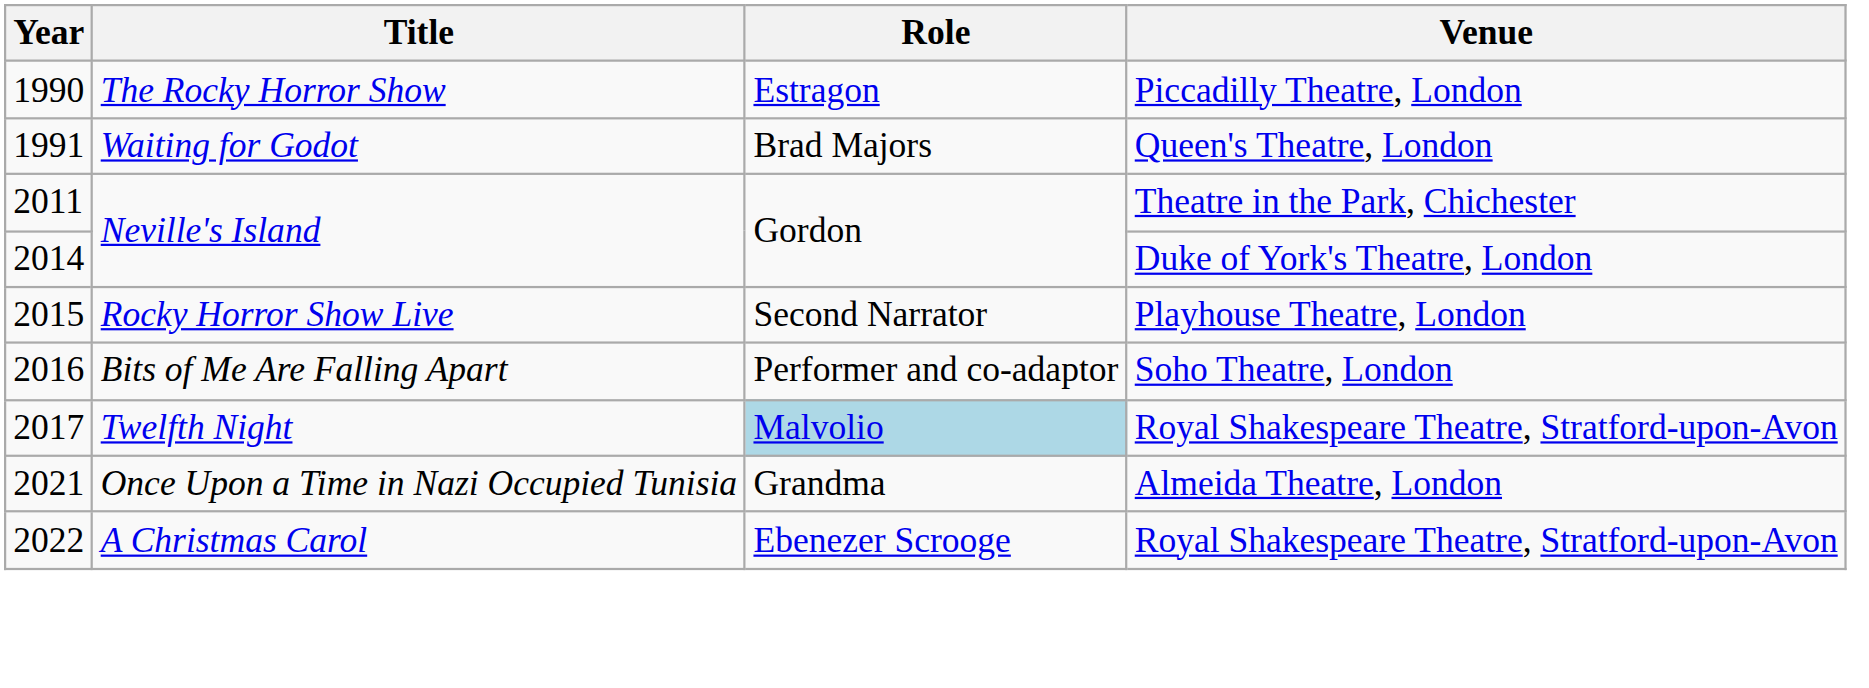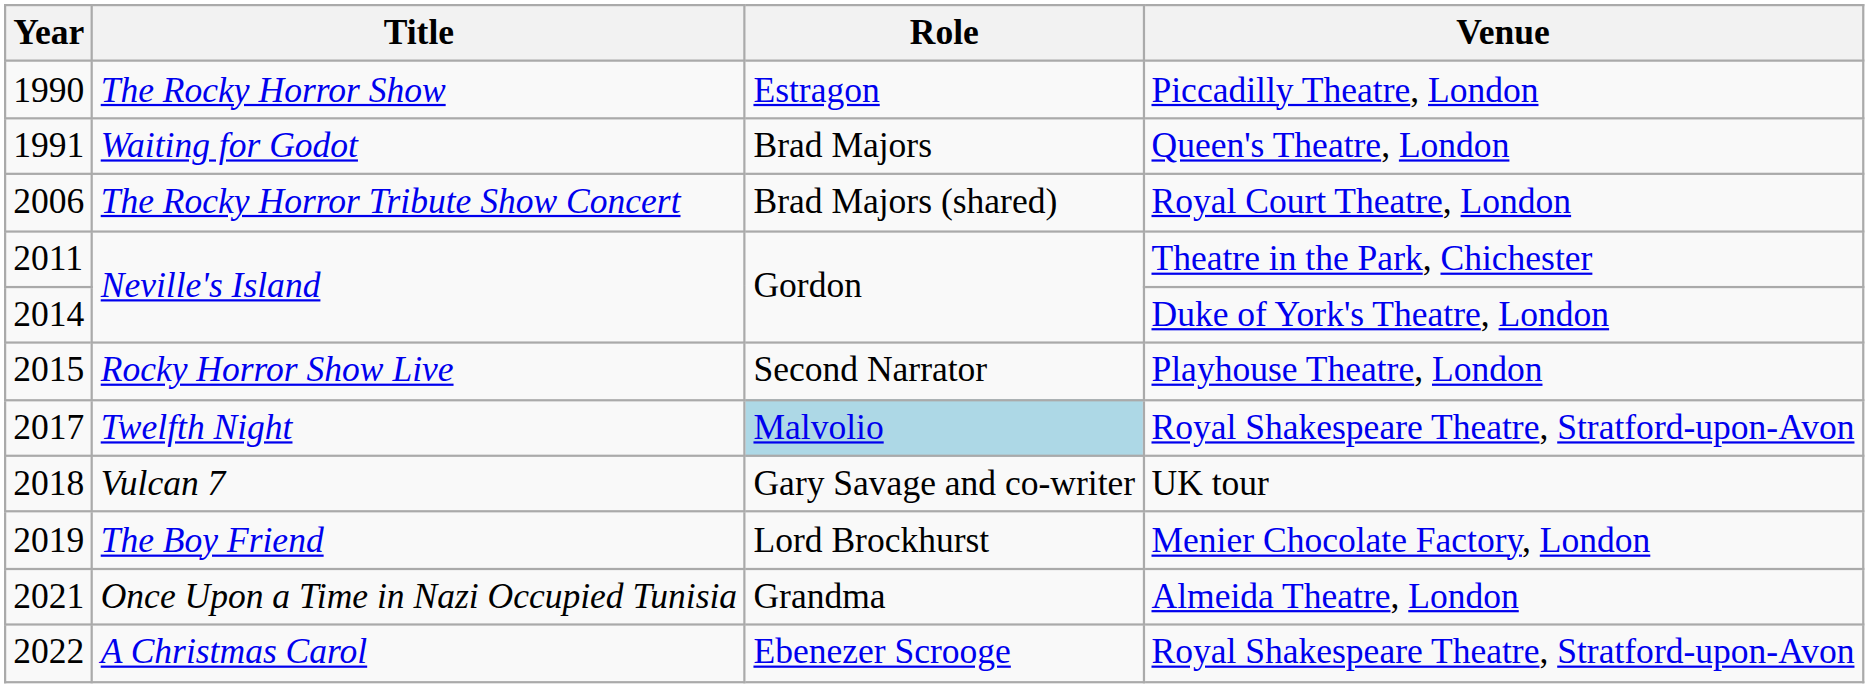+ row: (391, 201)
- row: (304, 370)
+ row: (163, 483)
+ row: (212, 539)
